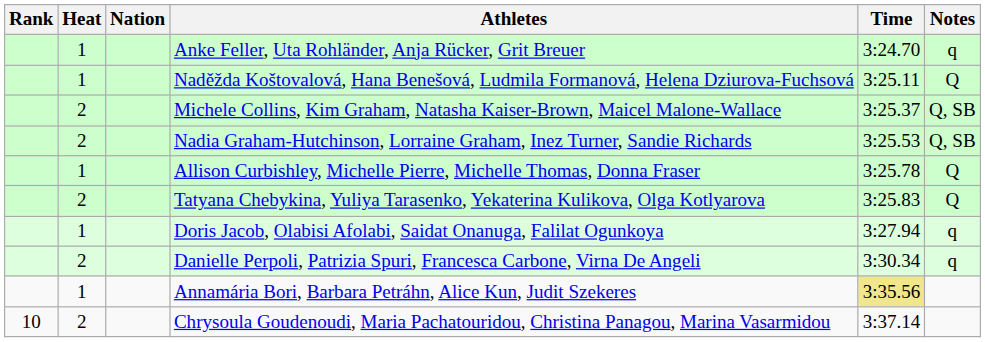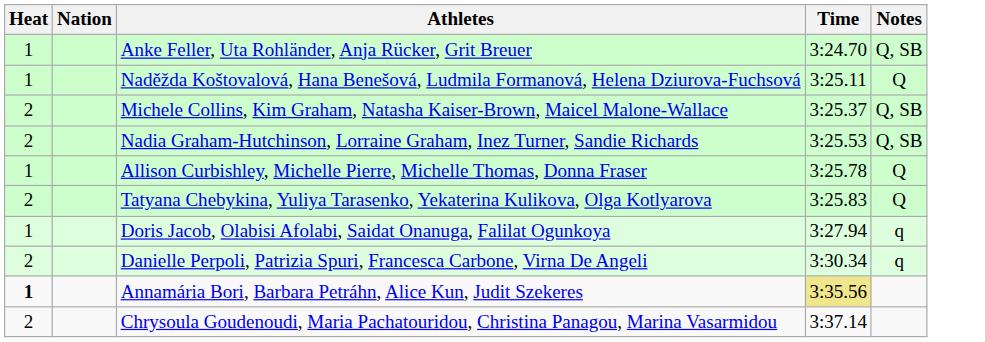- column: (31, 19)
(952, 49) q -> (899, 49) Q, SB
(82, 291) normal -> (29, 291) bold
